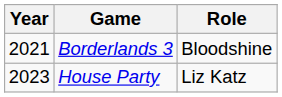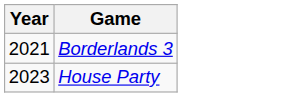- column: (227, 19)
